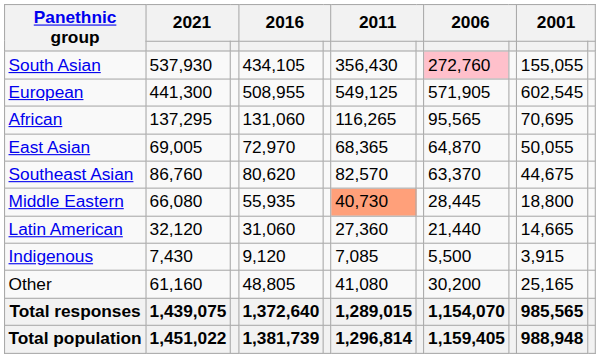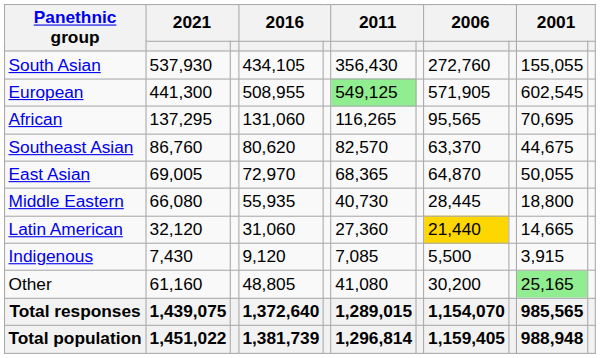(459, 65) pink background -> (459, 65) no background
(366, 92) no background -> (366, 92) lightgreen background
rows swapped: (71, 174) <-> (49, 147)
(362, 202) lightsalmon background -> (362, 202) no background
(454, 229) no background -> (454, 229) gold background
(547, 284) no background -> (547, 284) lightgreen background
